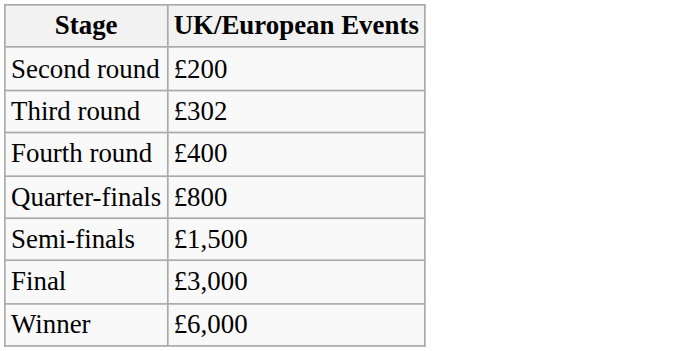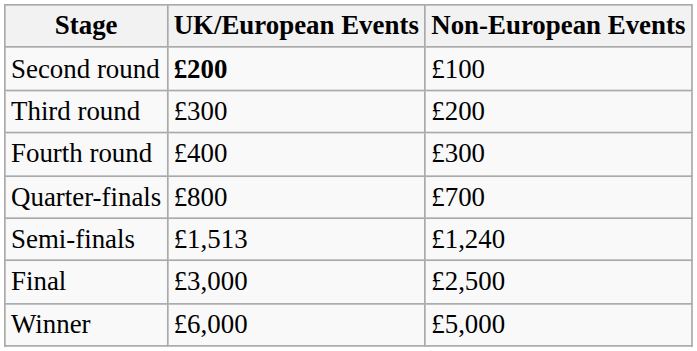+ column: (558, 25)
(201, 68) normal -> (201, 68) bold
(201, 111) £302 -> (201, 111) £300
(211, 238) £1,500 -> (211, 238) £1,513
